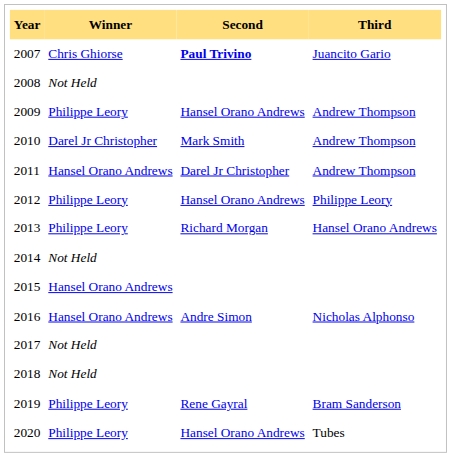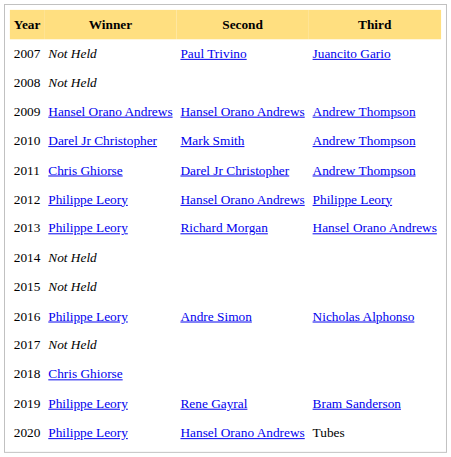(85, 53) Chris Ghiorse -> (73, 53) Not Held
(216, 53) bold -> (214, 53) normal
(88, 112) Philippe Leory -> (110, 112) Hansel Orano Andrews
(110, 170) Hansel Orano Andrews -> (85, 170) Chris Ghiorse
(110, 287) Hansel Orano Andrews -> (73, 287) Not Held
(110, 316) Hansel Orano Andrews -> (88, 316) Philippe Leory
(73, 374) Not Held -> (85, 374) Chris Ghiorse
